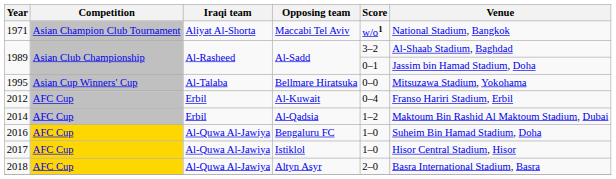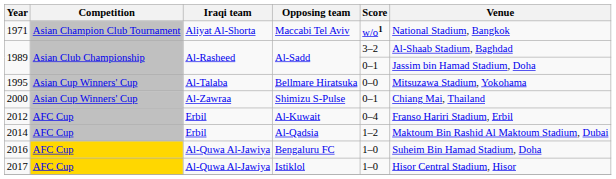+ row: (17, 99)
- row: (17, 166)
